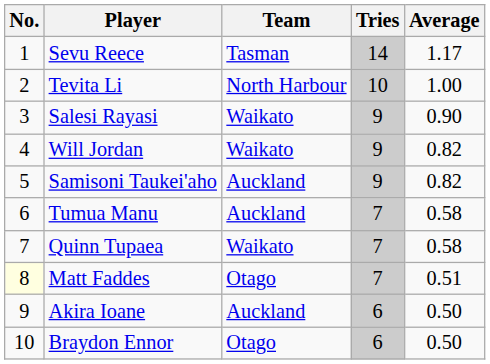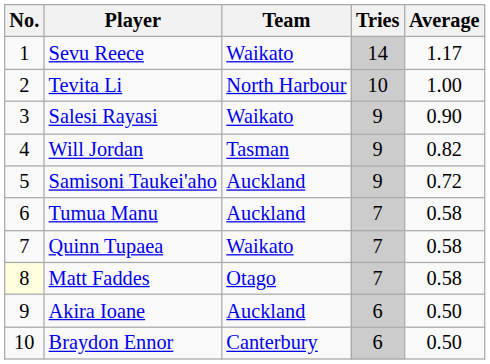(258, 52) Tasman -> (260, 52) Waikato
(260, 149) Waikato -> (258, 149) Tasman
(444, 181) 0.82 -> (444, 181) 0.72
(444, 278) 0.51 -> (444, 278) 0.58
(251, 342) Otago -> (272, 342) Canterbury
